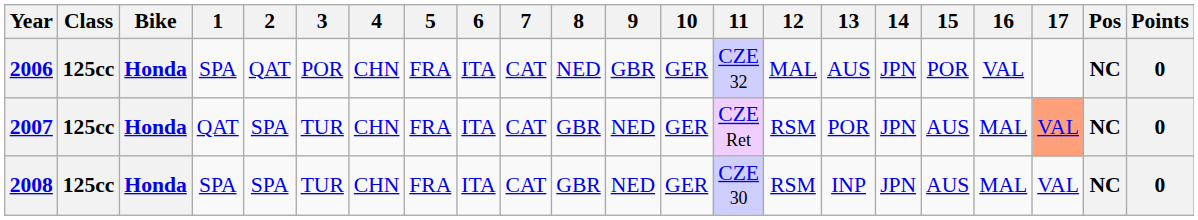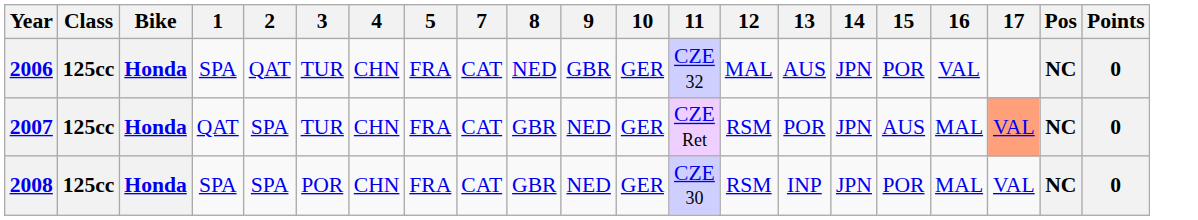- column: (478, 21)
(322, 68) POR -> (322, 68) TUR
(322, 185) TUR -> (322, 185) POR
(948, 185) AUS -> (904, 185) POR
